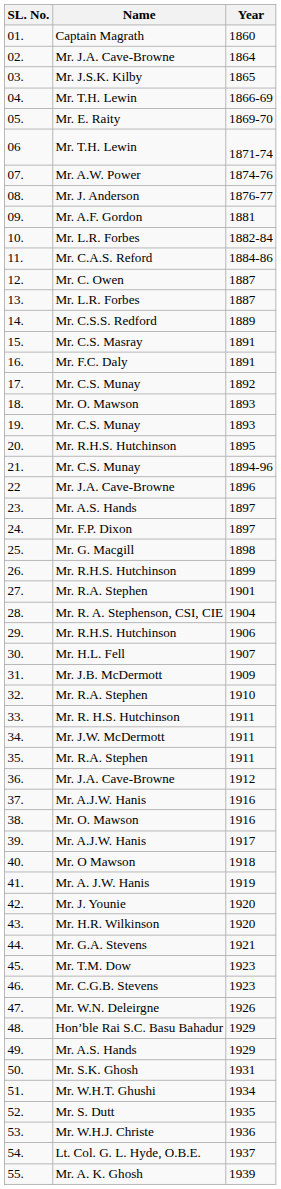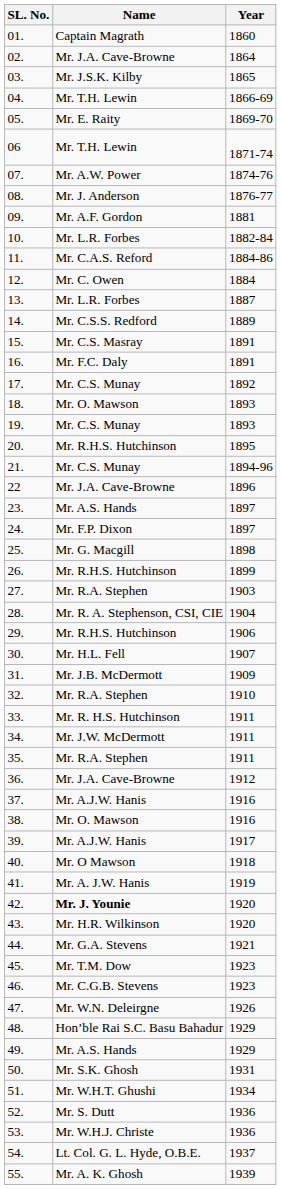(242, 279) 1887 -> (242, 279) 1884
(242, 591) 1901 -> (242, 591) 1903
(91, 903) normal -> (93, 903) bold
(242, 1111) 1935 -> (242, 1111) 1936
